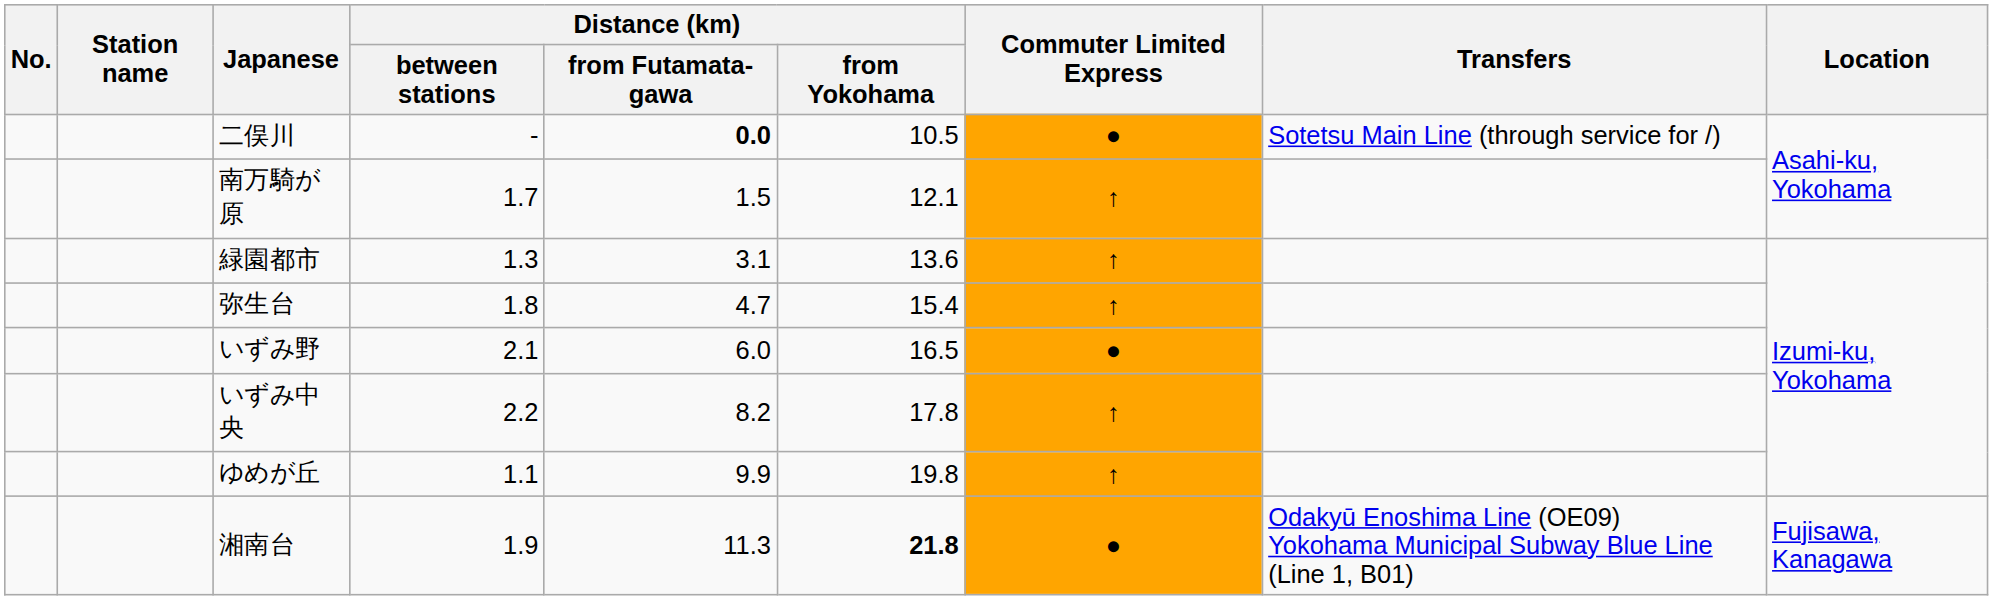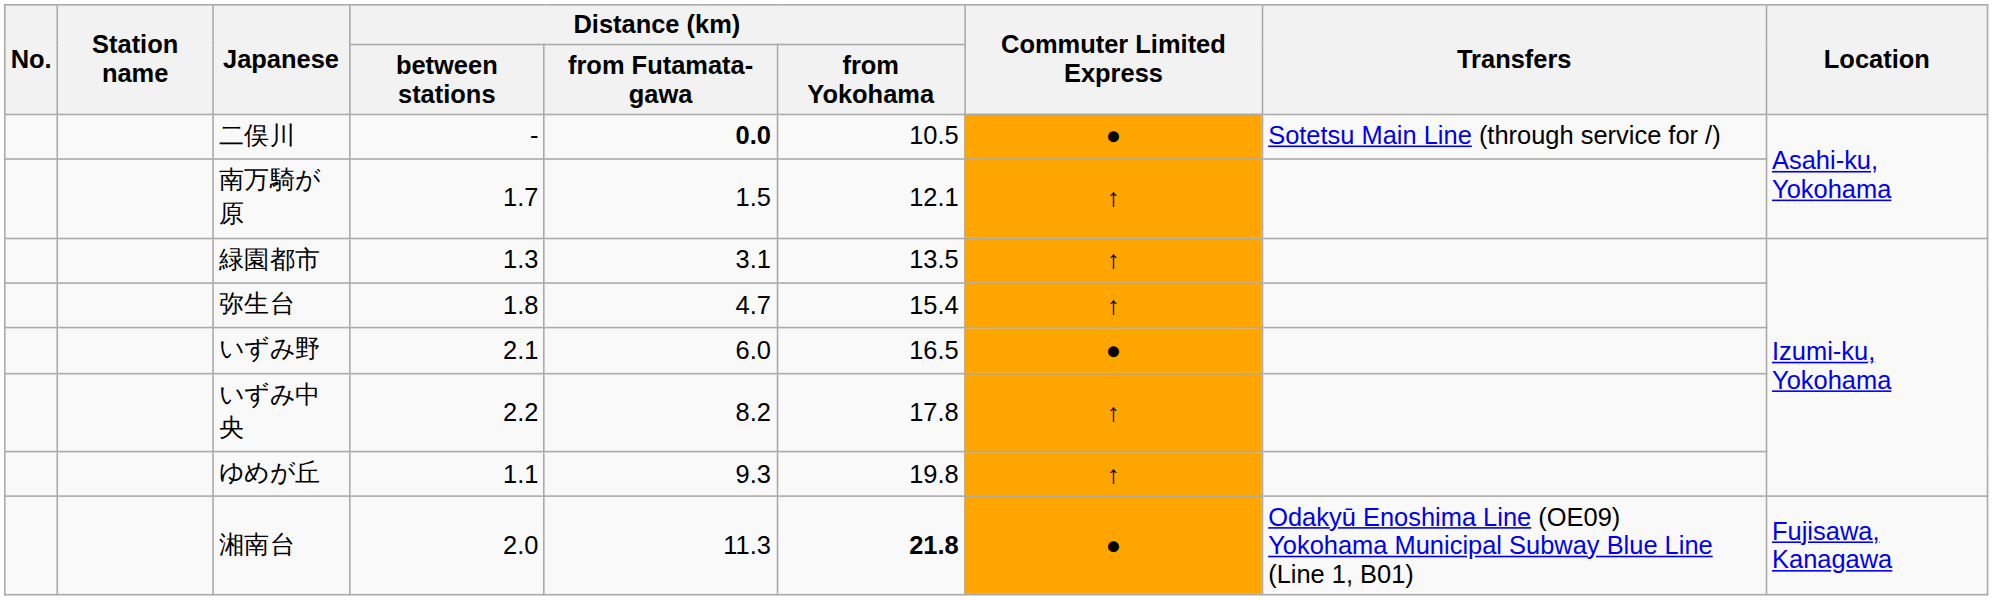(934, 259) 13.6 -> (934, 259) 13.5
(753, 473) 9.9 -> (753, 473) 9.3
(521, 545) 1.9 -> (521, 545) 2.0
